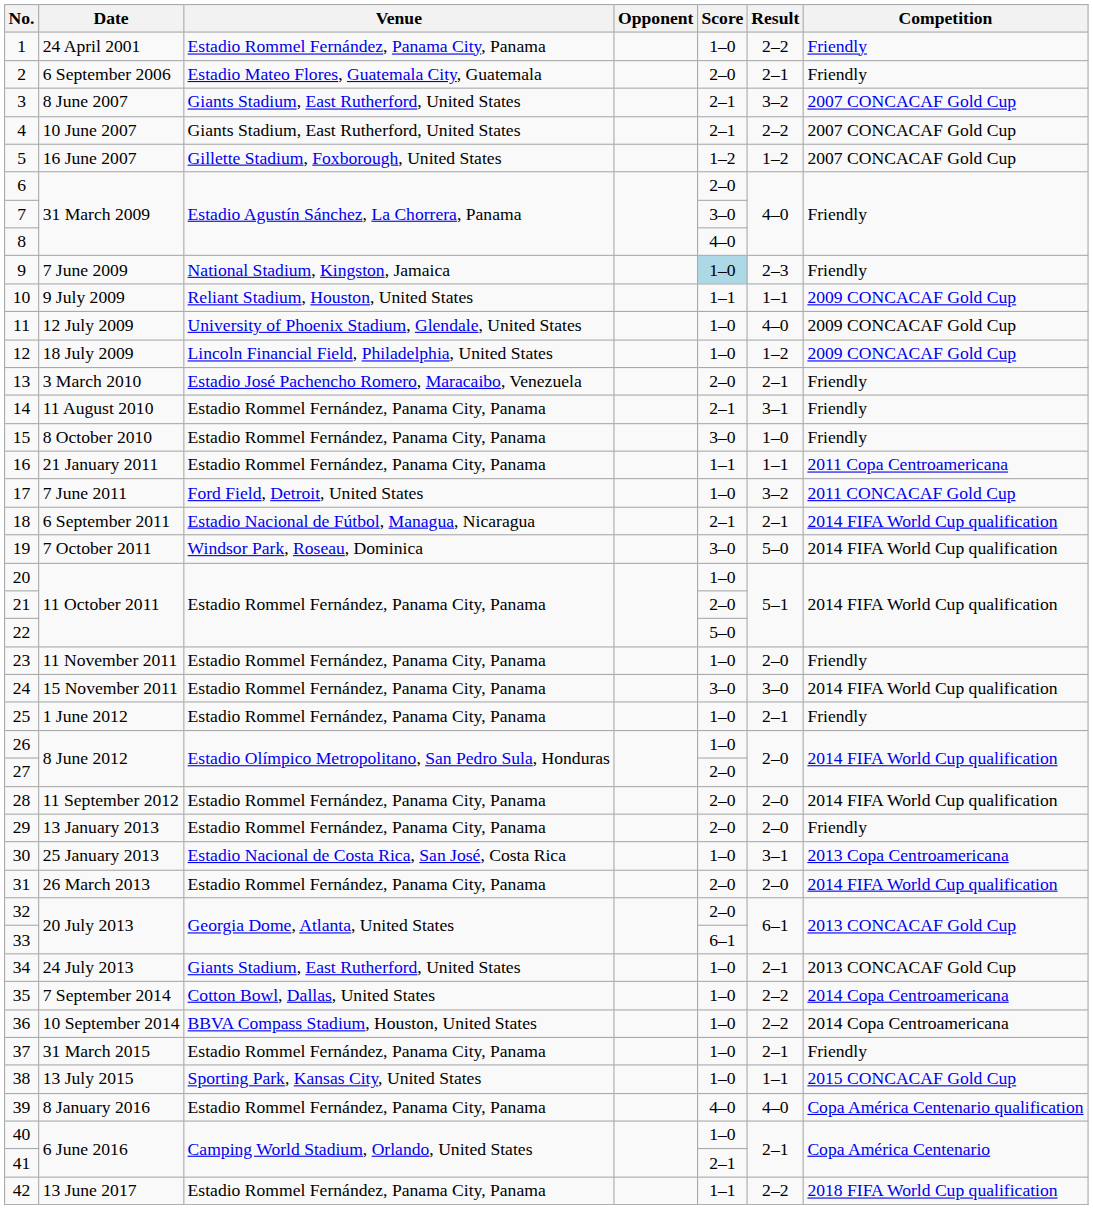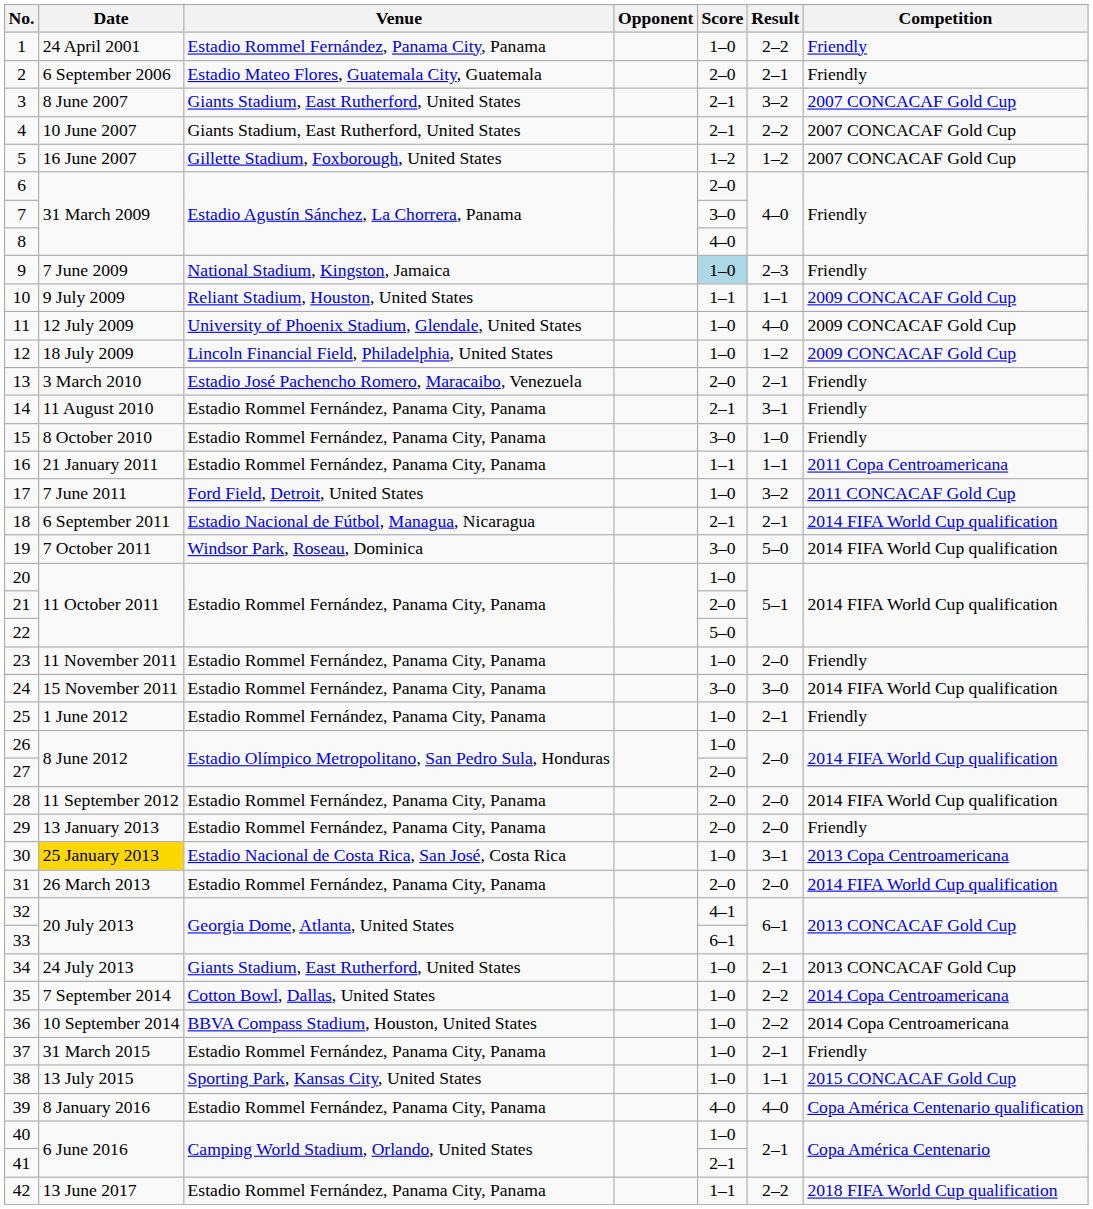(101, 855) no background -> (101, 855) gold background
(722, 911) 2–0 -> (722, 911) 4–1
